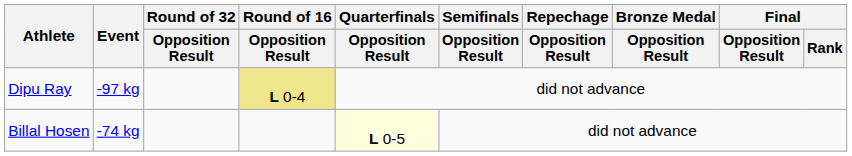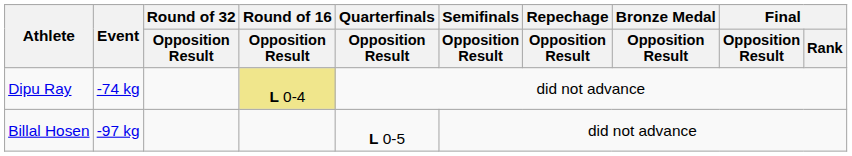(118, 89) -97 kg -> (118, 89) -74 kg
(118, 130) -74 kg -> (118, 130) -97 kg
(387, 139) lightyellow background -> (387, 139) no background
